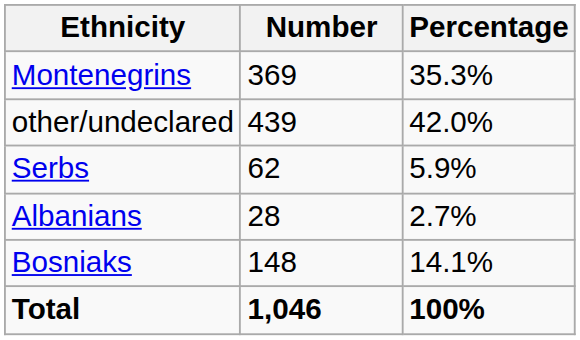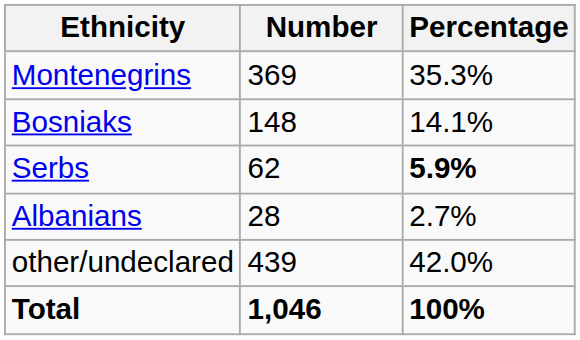rows swapped: (72, 262) <-> (123, 121)
(443, 168) normal -> (443, 168) bold
